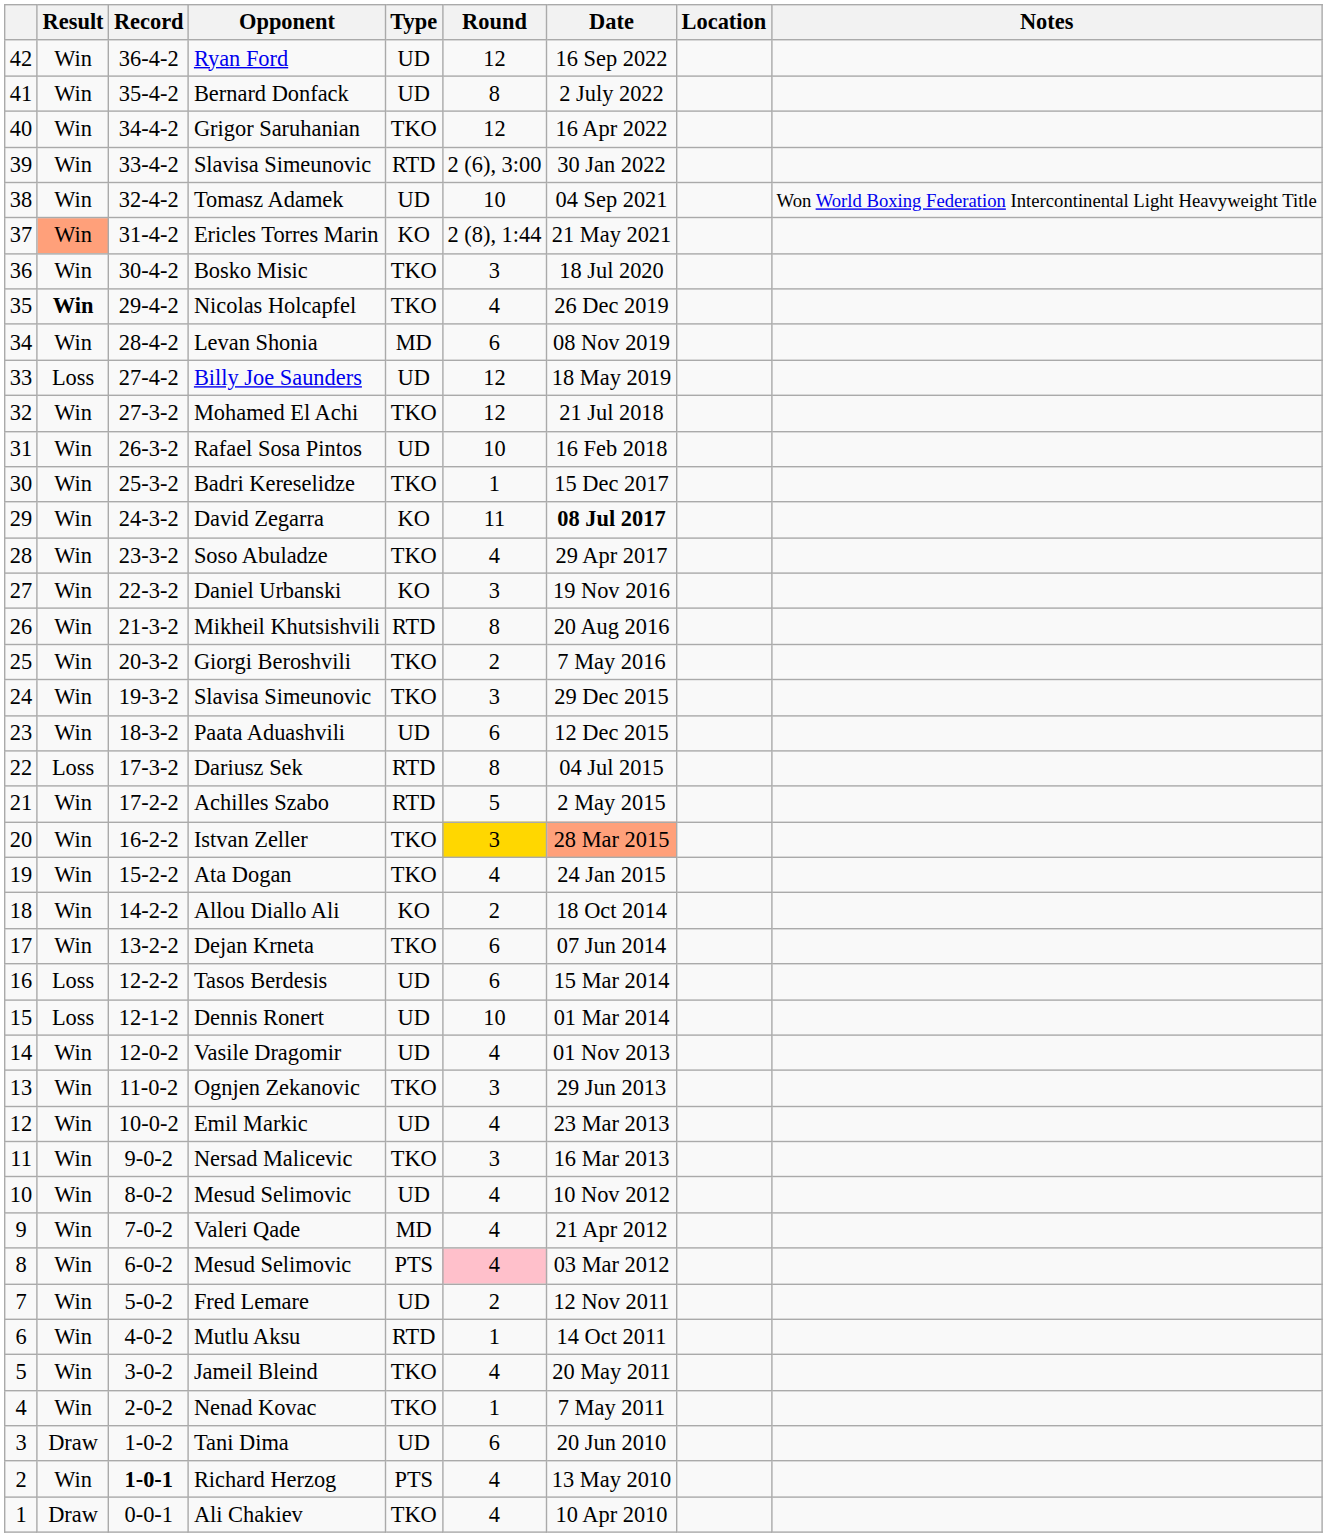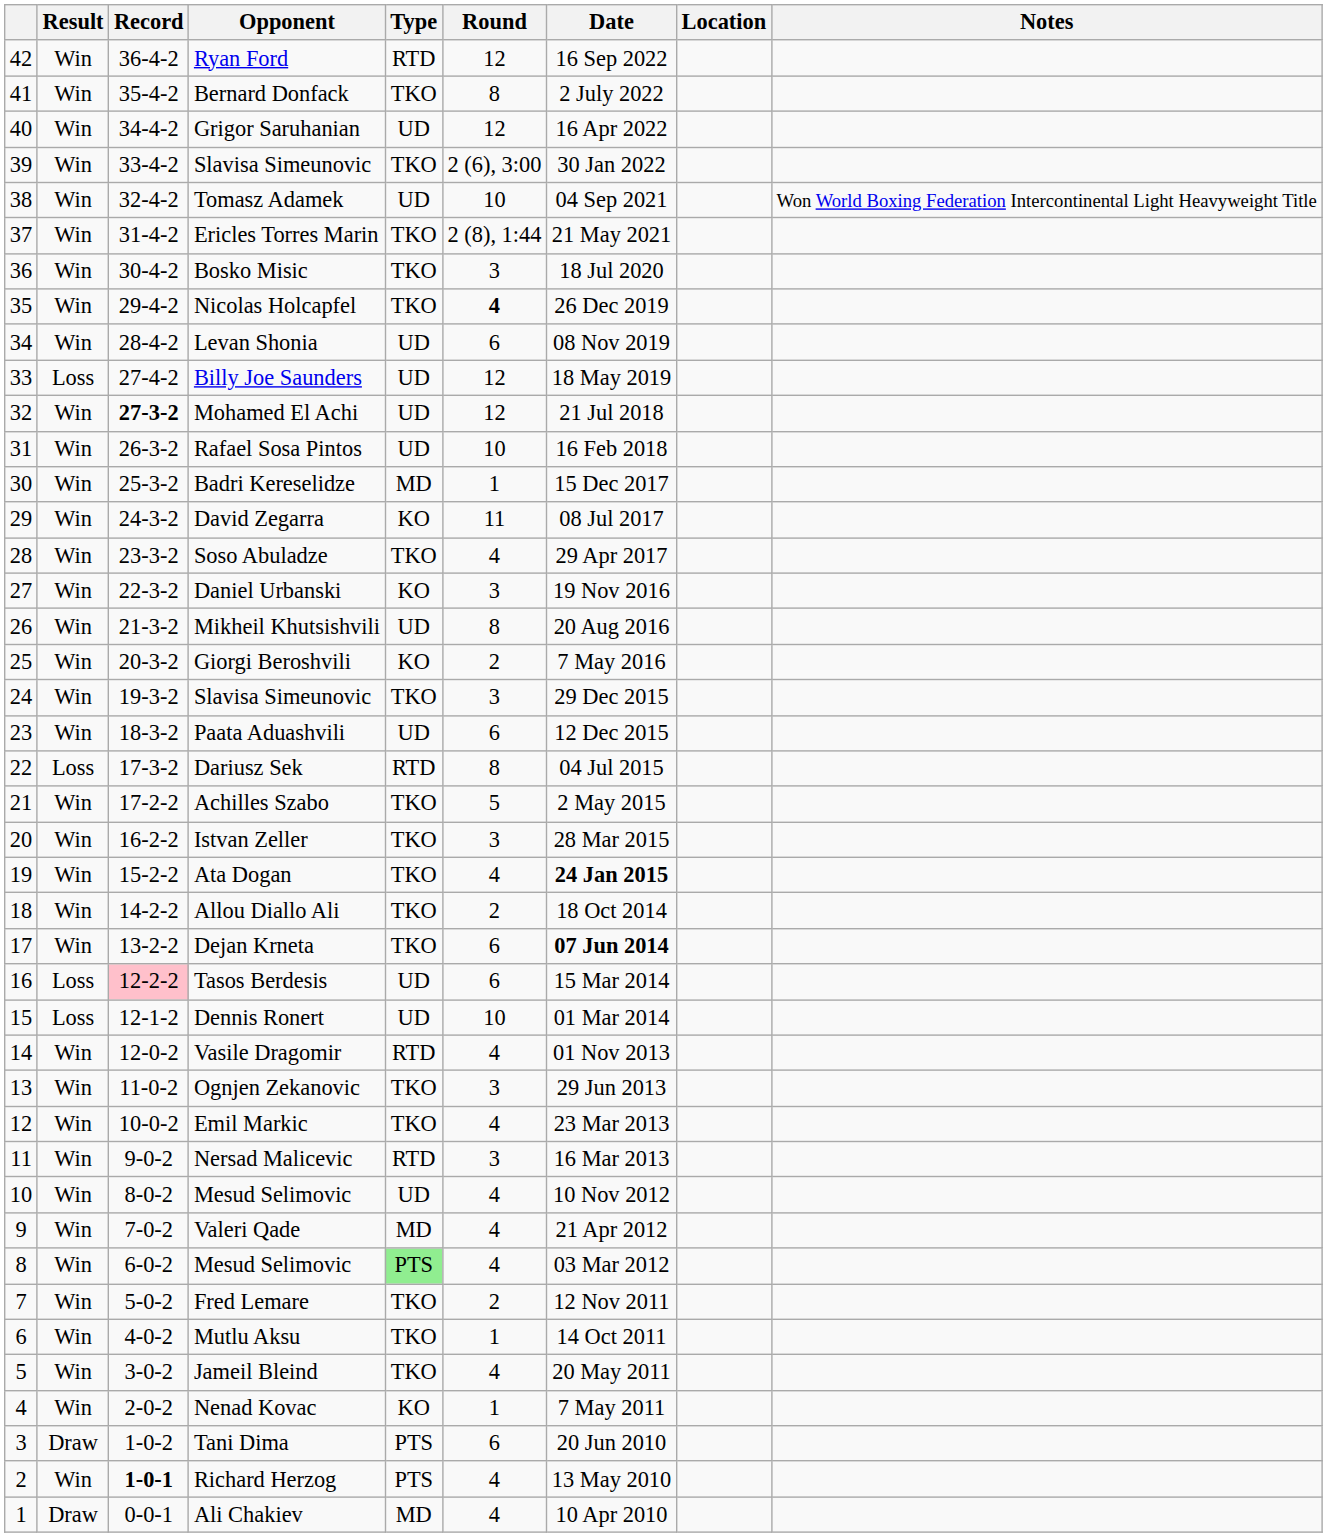(414, 57) UD -> (414, 57) RTD
(414, 93) UD -> (414, 93) TKO
(414, 128) TKO -> (414, 128) UD
(414, 164) RTD -> (414, 164) TKO
(73, 235) lightsalmon background -> (73, 235) no background
(414, 235) KO -> (414, 235) TKO
(73, 306) bold -> (73, 306) normal
(494, 306) normal -> (494, 306) bold
(414, 341) MD -> (414, 341) UD
(149, 413) normal -> (149, 413) bold
(414, 413) TKO -> (414, 413) UD
(414, 484) TKO -> (414, 484) MD
(611, 519) bold -> (612, 519) normal
(414, 626) RTD -> (414, 626) UD
(414, 661) TKO -> (414, 661) KO
(414, 803) RTD -> (414, 803) TKO
(494, 839) gold background -> (494, 839) no background
(611, 839) lightsalmon background -> (611, 839) no background
(612, 874) normal -> (611, 874) bold
(414, 910) KO -> (414, 910) TKO
(612, 945) normal -> (612, 945) bold
(149, 981) no background -> (149, 981) pink background
(414, 1052) UD -> (414, 1052) RTD
(414, 1123) UD -> (414, 1123) TKO
(414, 1159) TKO -> (414, 1159) RTD
(414, 1265) no background -> (414, 1265) lightgreen background
(494, 1265) pink background -> (494, 1265) no background
(414, 1301) UD -> (414, 1301) TKO
(414, 1336) RTD -> (414, 1336) TKO
(414, 1407) TKO -> (414, 1407) KO
(414, 1443) UD -> (414, 1443) PTS
(414, 1514) TKO -> (414, 1514) MD
